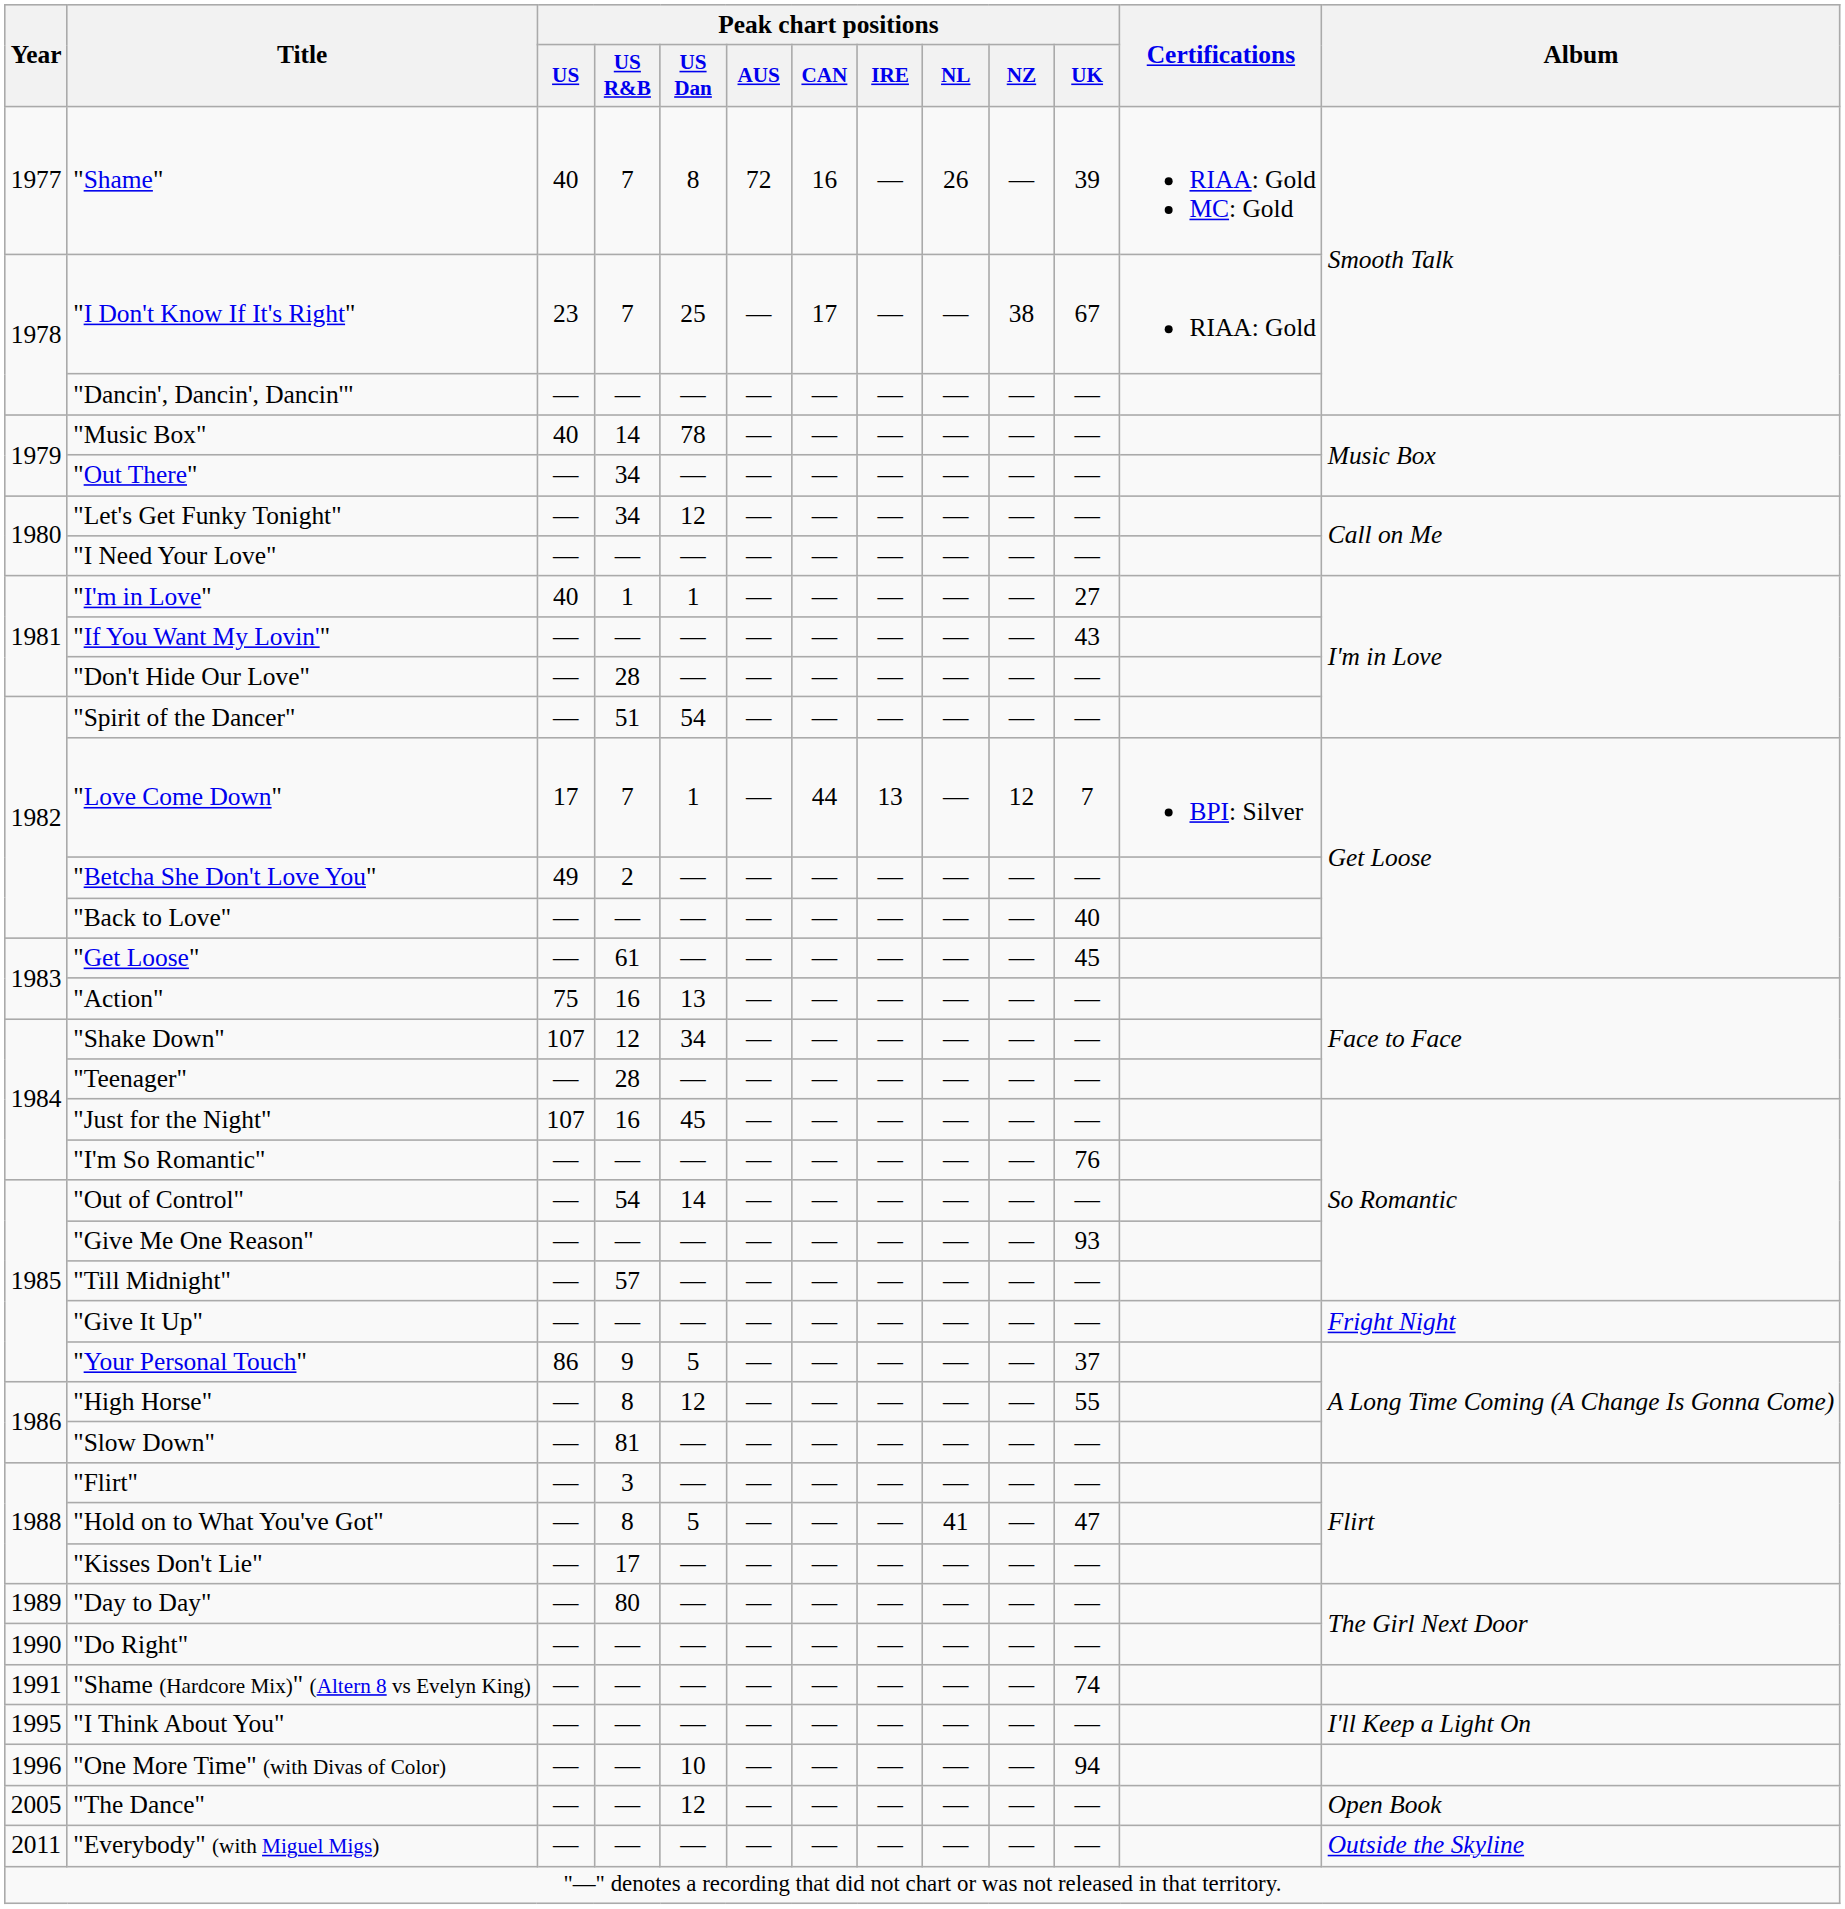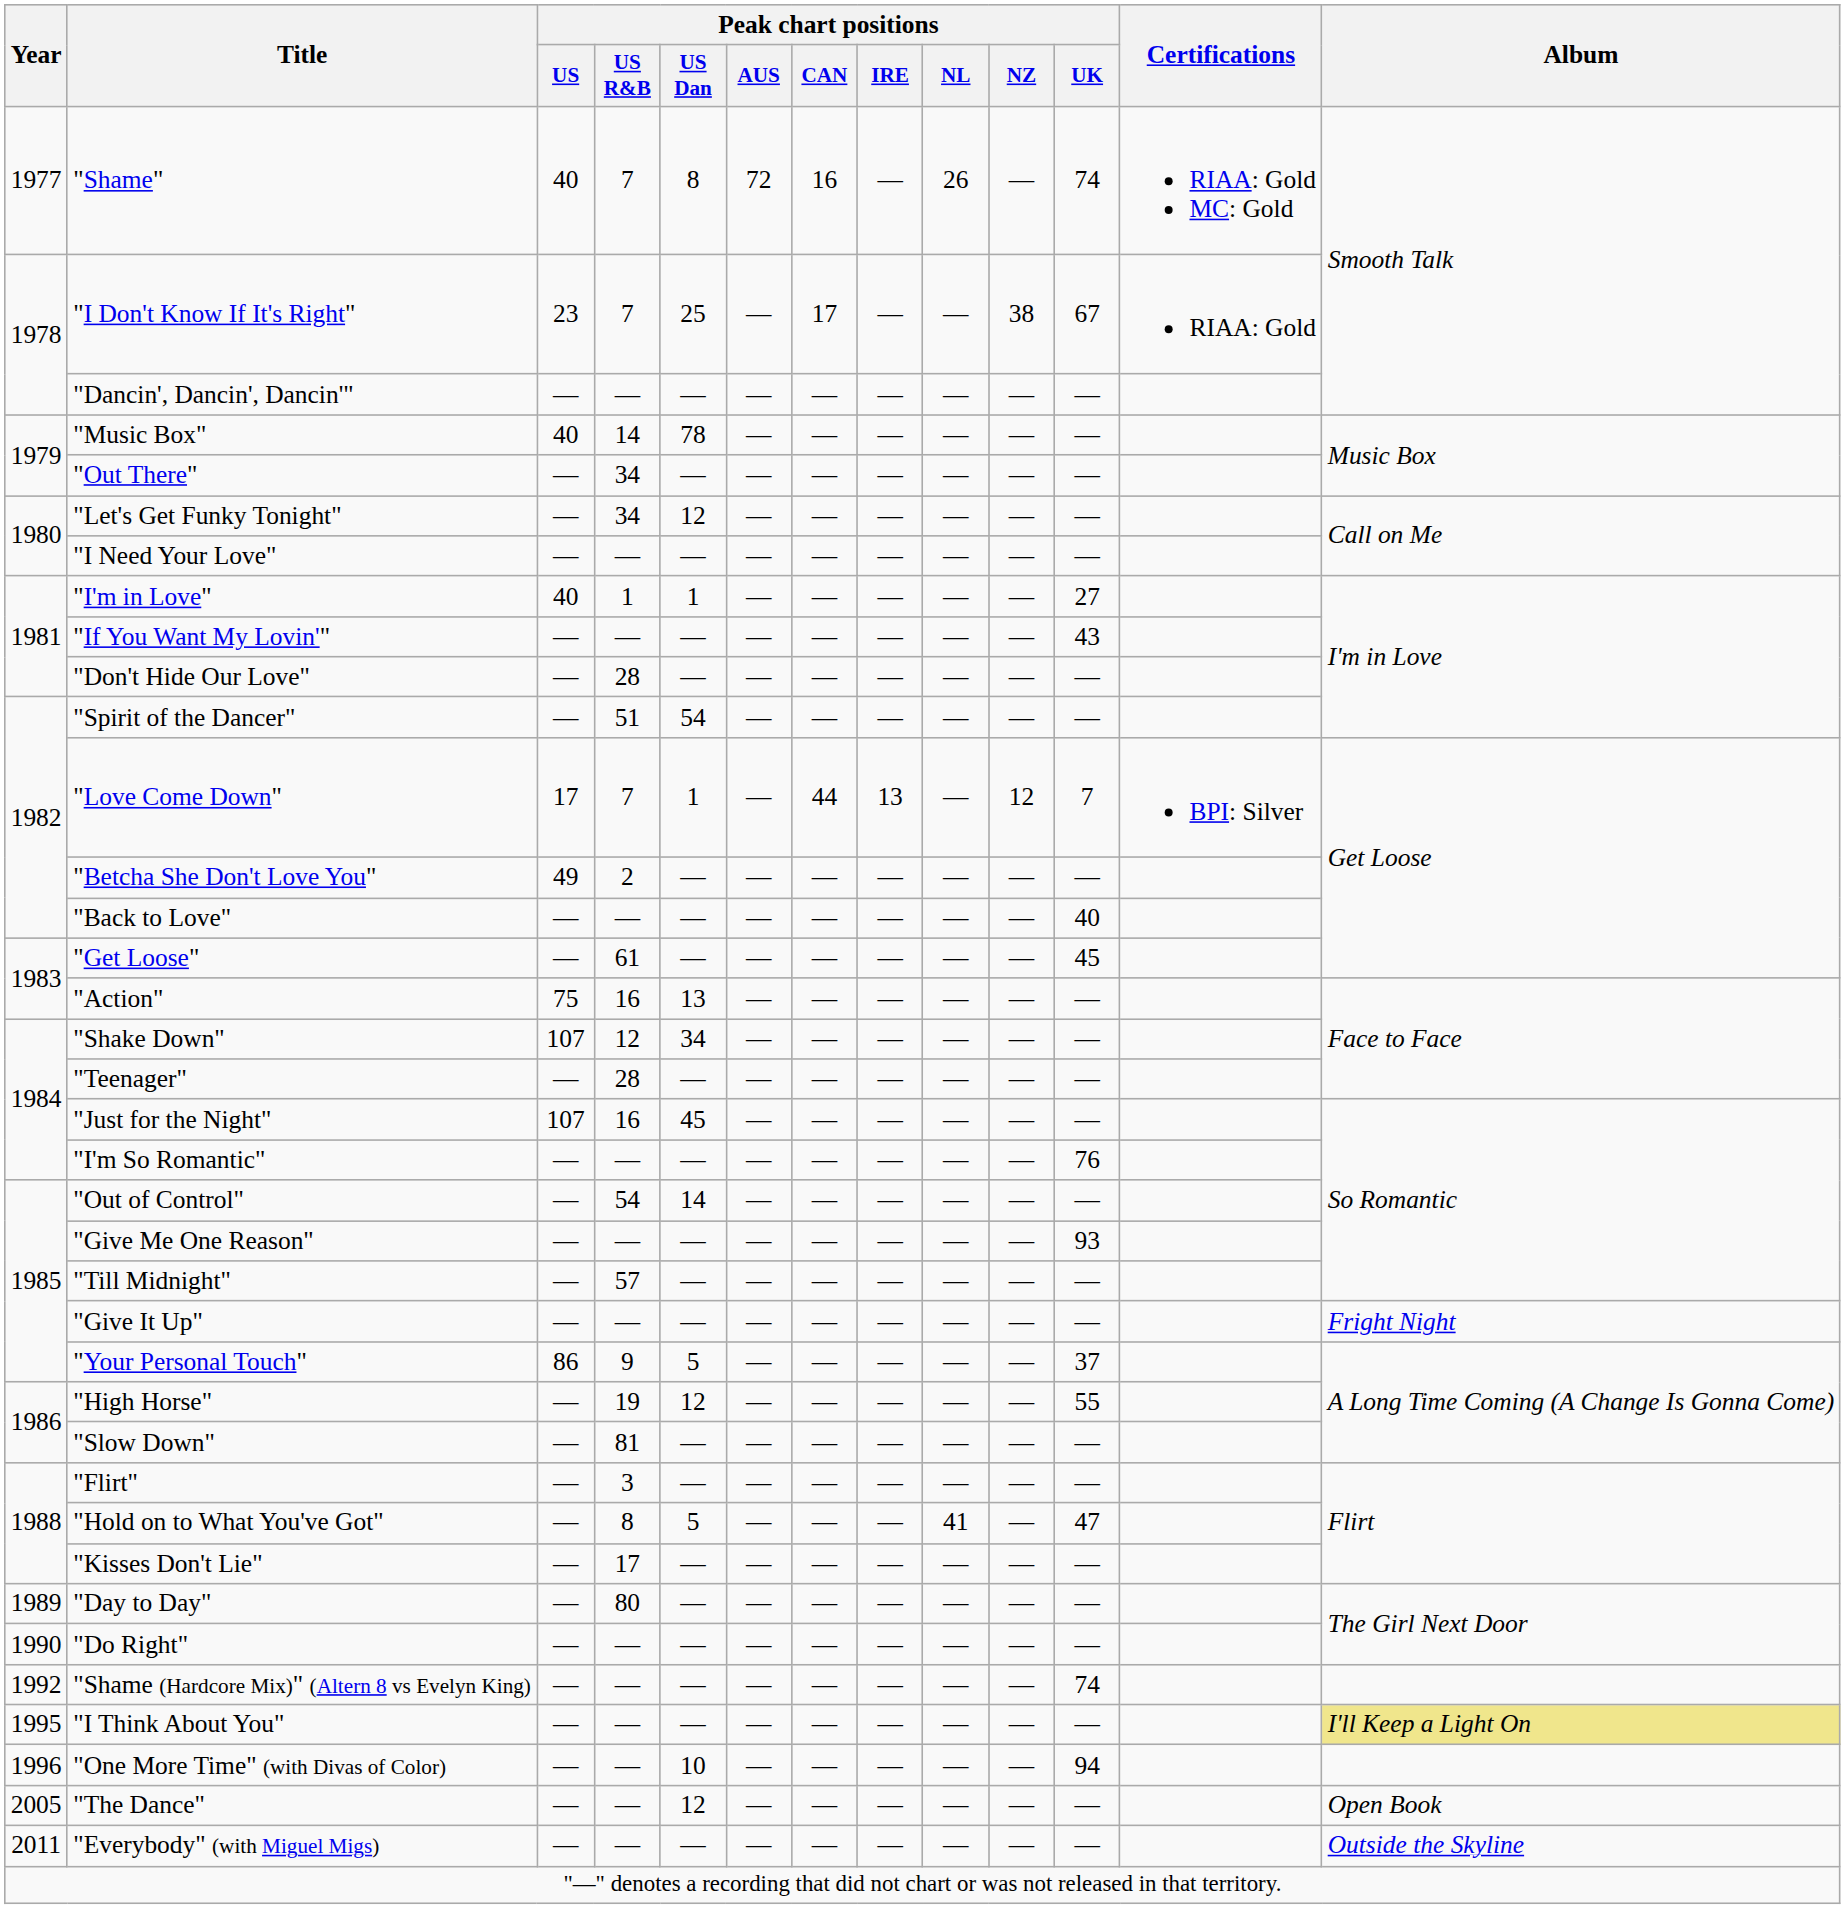(1087, 179) 39 -> (1087, 179) 74
(627, 1401) 8 -> (627, 1401) 19
(36, 1684) 1991 -> (36, 1684) 1992
(1429, 1724) no background -> (1429, 1724) khaki background
